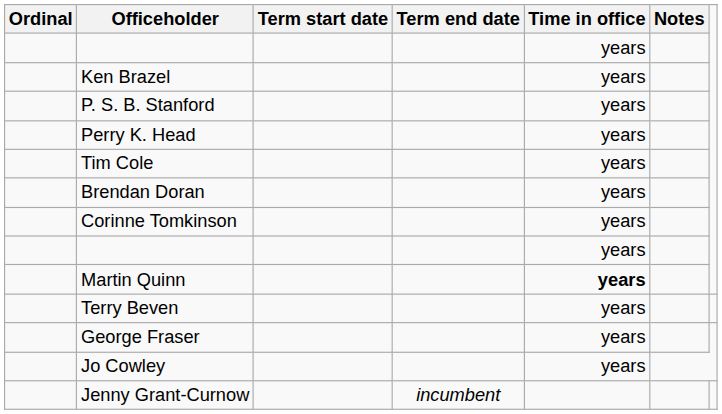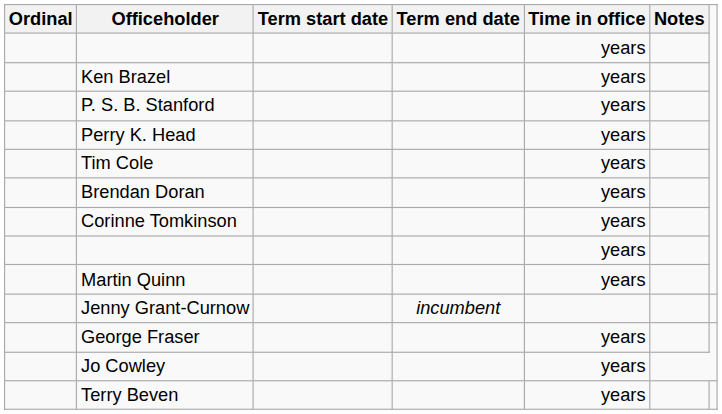(622, 279) bold -> (623, 279) normal
rows swapped: (130, 308) <-> (165, 395)
